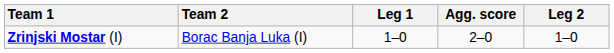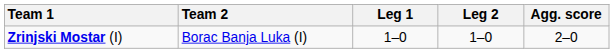columns swapped: (566, 15) <-> (481, 15)
